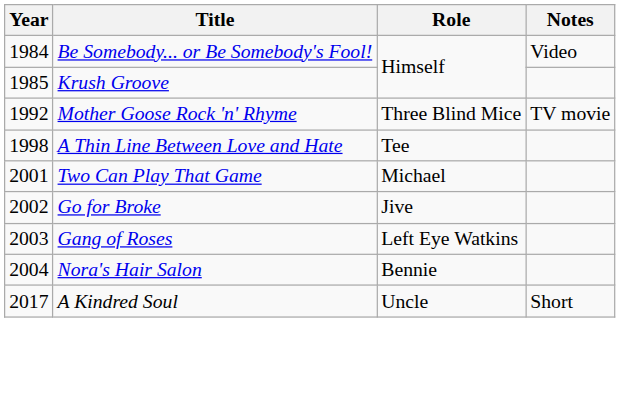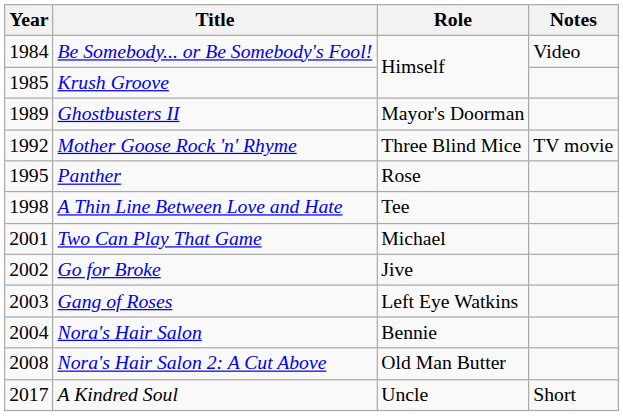+ row: (119, 113)
+ row: (89, 176)
+ row: (192, 363)
